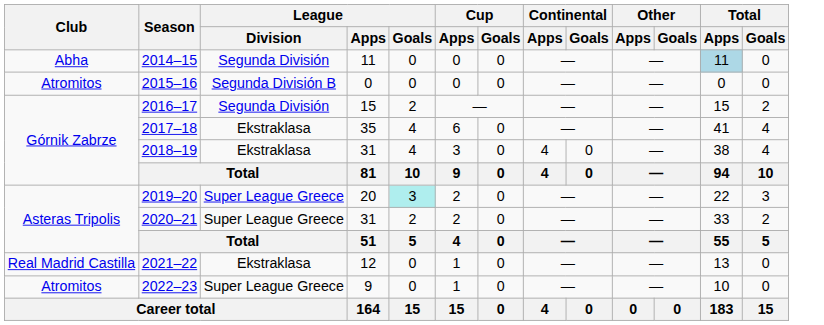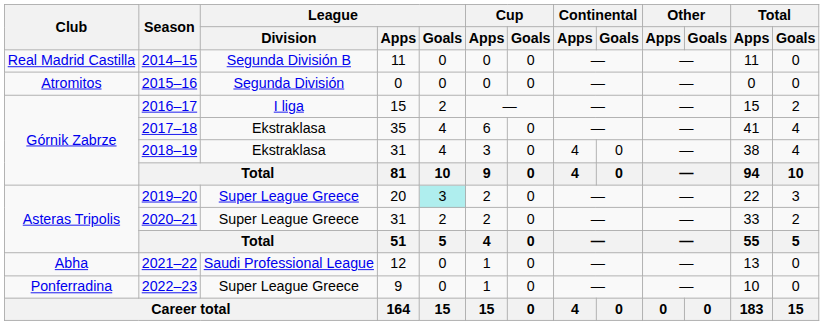(71, 60) Abha -> (71, 60) Real Madrid Castilla
(274, 60) Segunda División -> (289, 60) Segunda División B
(721, 60) lightblue background -> (752, 60) no background
(274, 83) Segunda División B -> (289, 83) Segunda División
(274, 106) Segunda División -> (289, 106) I liga
(71, 264) Real Madrid Castilla -> (71, 264) Abha
(274, 264) Ekstraklasa -> (289, 264) Saudi Professional League
(71, 286) Atromitos -> (71, 286) Ponferradina
